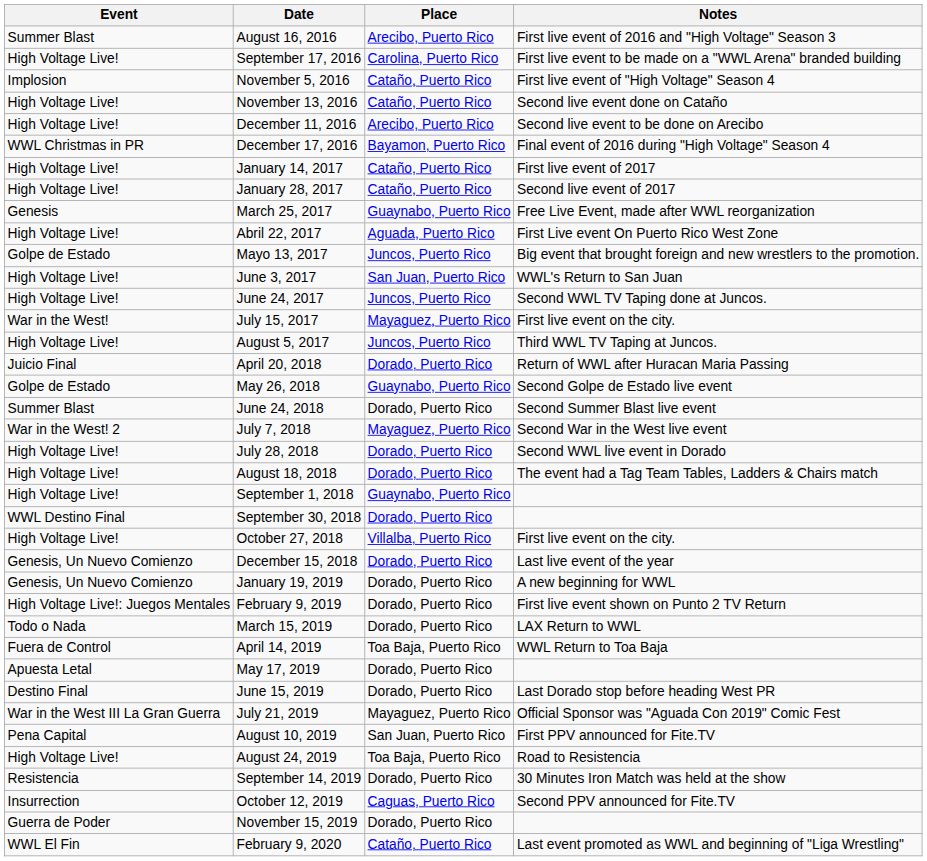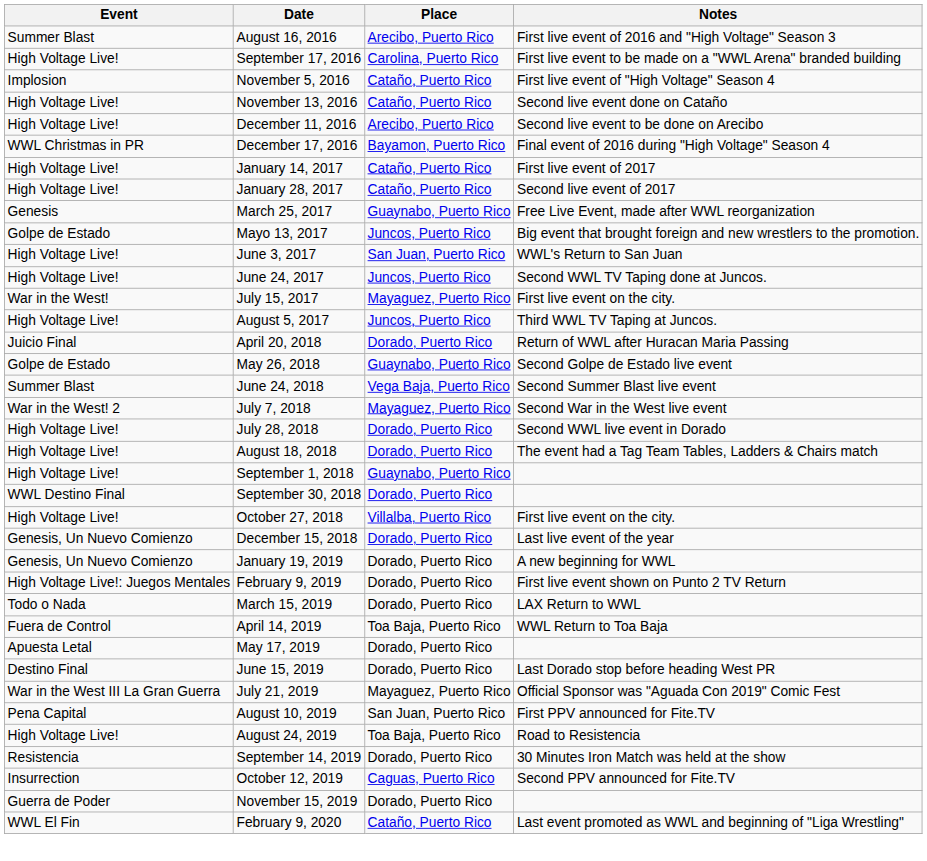- row: (279, 233)
(430, 408) Dorado, Puerto Rico -> (439, 386) Vega Baja, Puerto Rico
